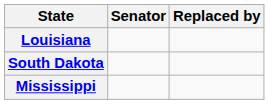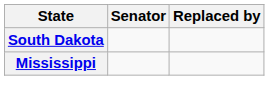- row: (56, 39)
